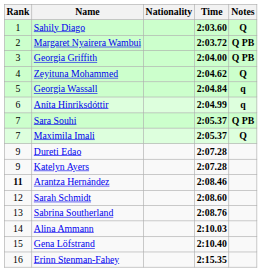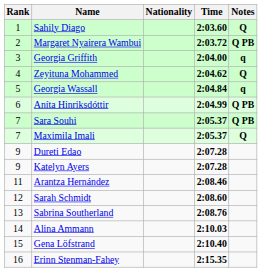(243, 58) Q PB -> (243, 58) q
(243, 105) q -> (243, 105) Q PB
(18, 182) bold -> (18, 182) normal
